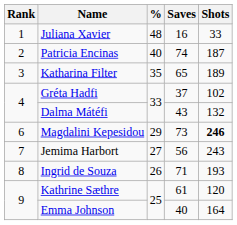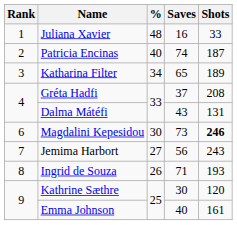(156, 73) 35 -> (156, 73) 34
(215, 93) 102 -> (215, 93) 208
(215, 112) 132 -> (215, 112) 131
(156, 132) 29 -> (156, 132) 30
(182, 191) 61 -> (182, 191) 30
(215, 210) 164 -> (215, 210) 161
